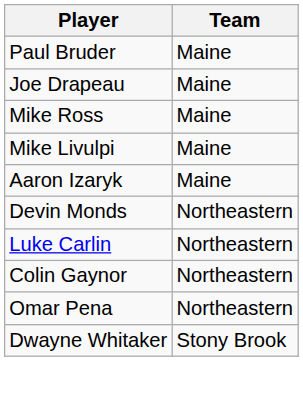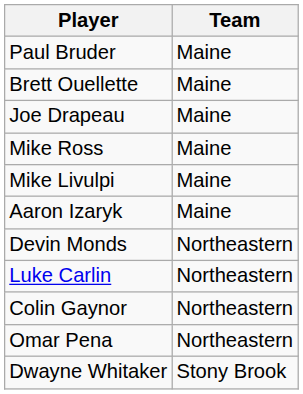+ row: (74, 84)
